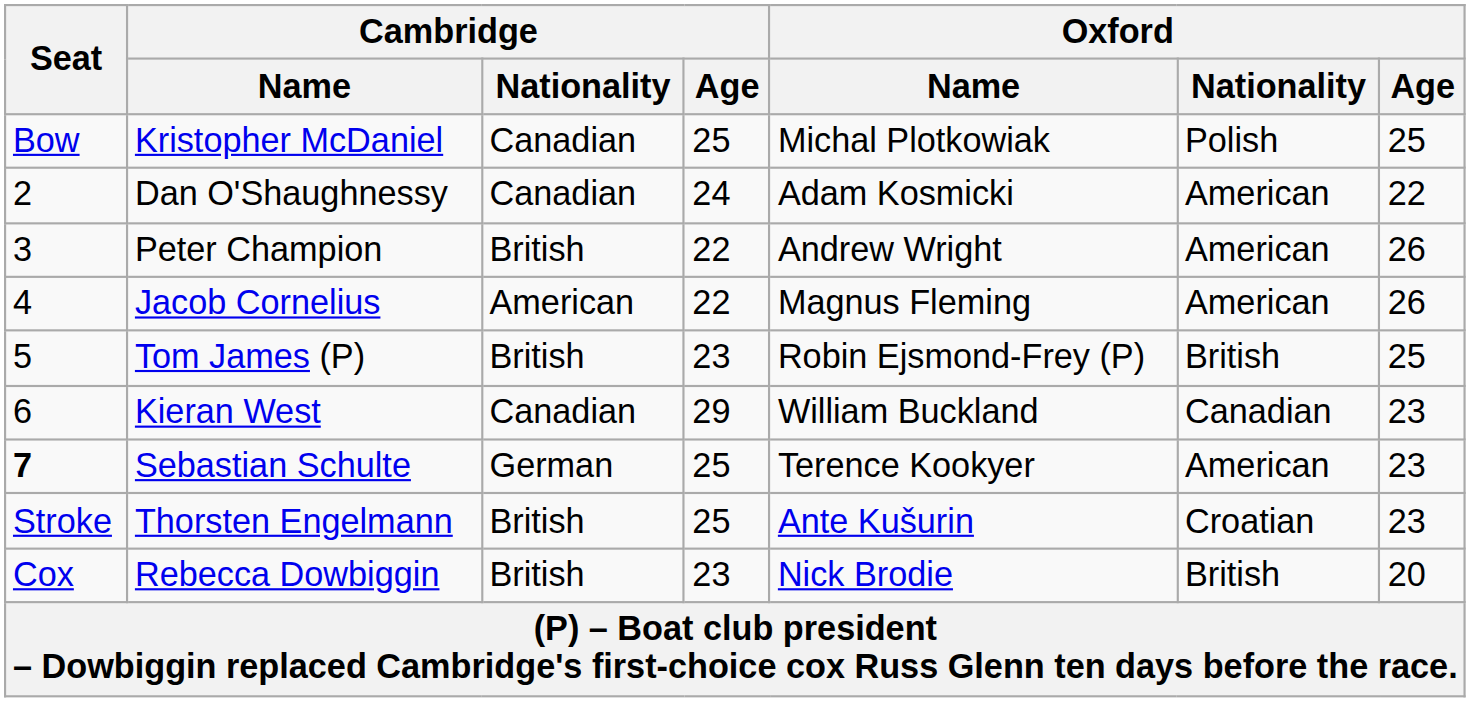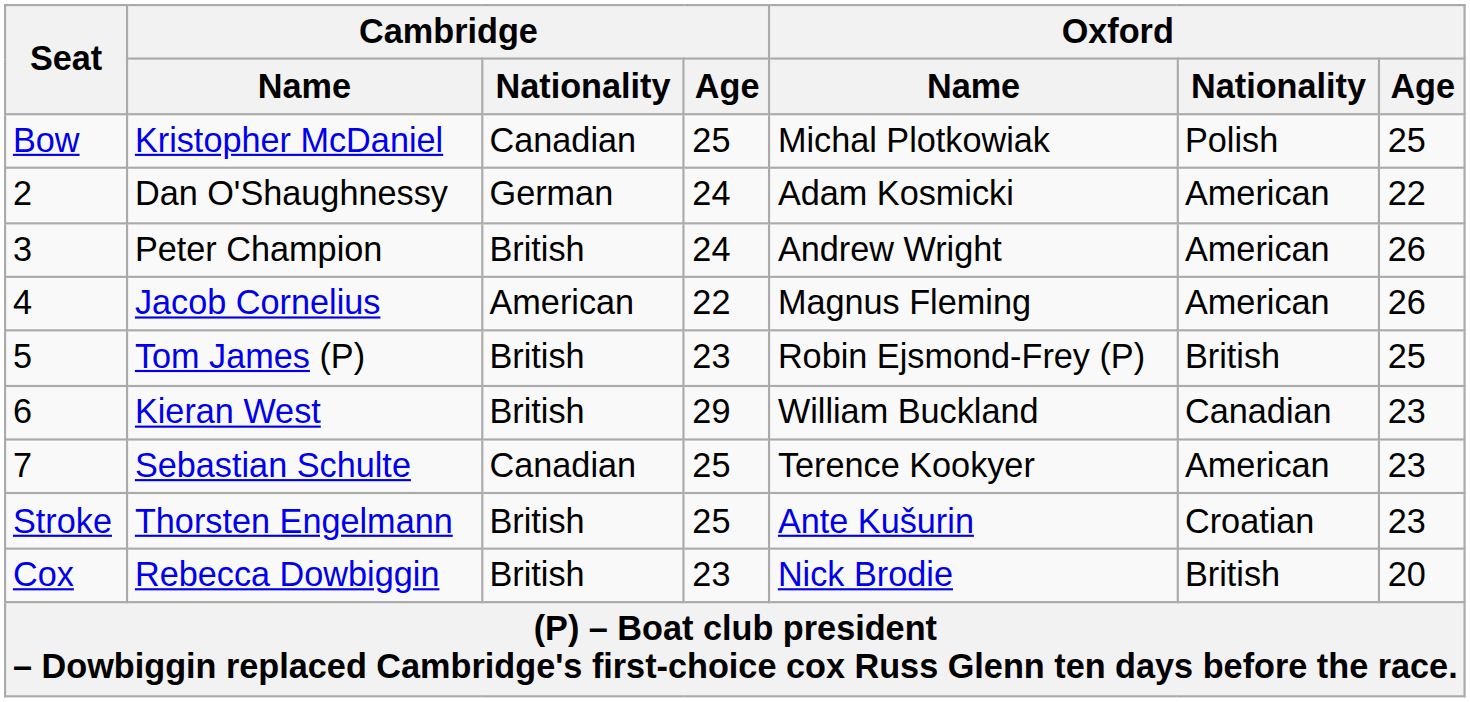(563, 194) Canadian -> (551, 194) German
(711, 248) 22 -> (711, 248) 24
(563, 411) Canadian -> (537, 411) British
(22, 466) bold -> (22, 466) normal
(551, 466) German -> (563, 466) Canadian
